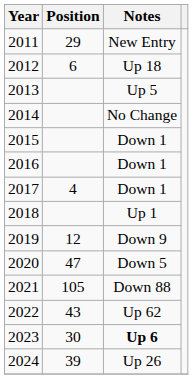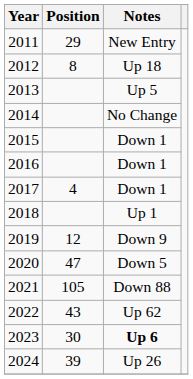(73, 66) 6 -> (73, 66) 8
